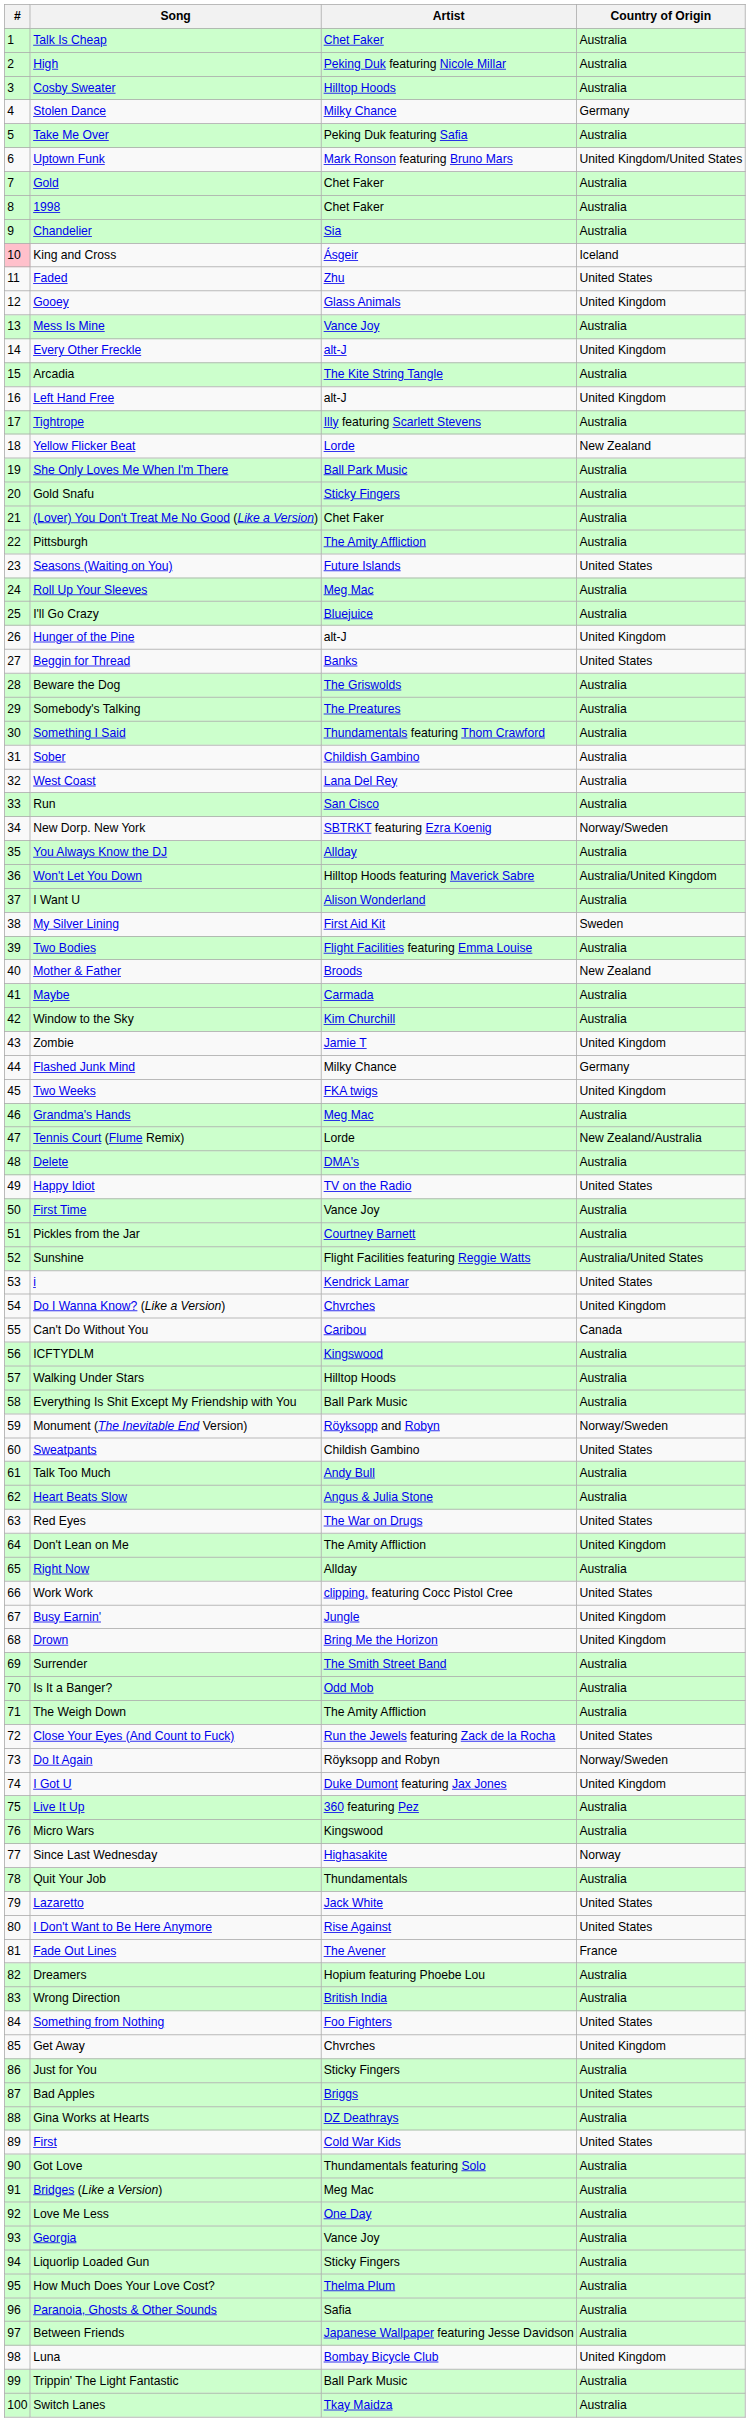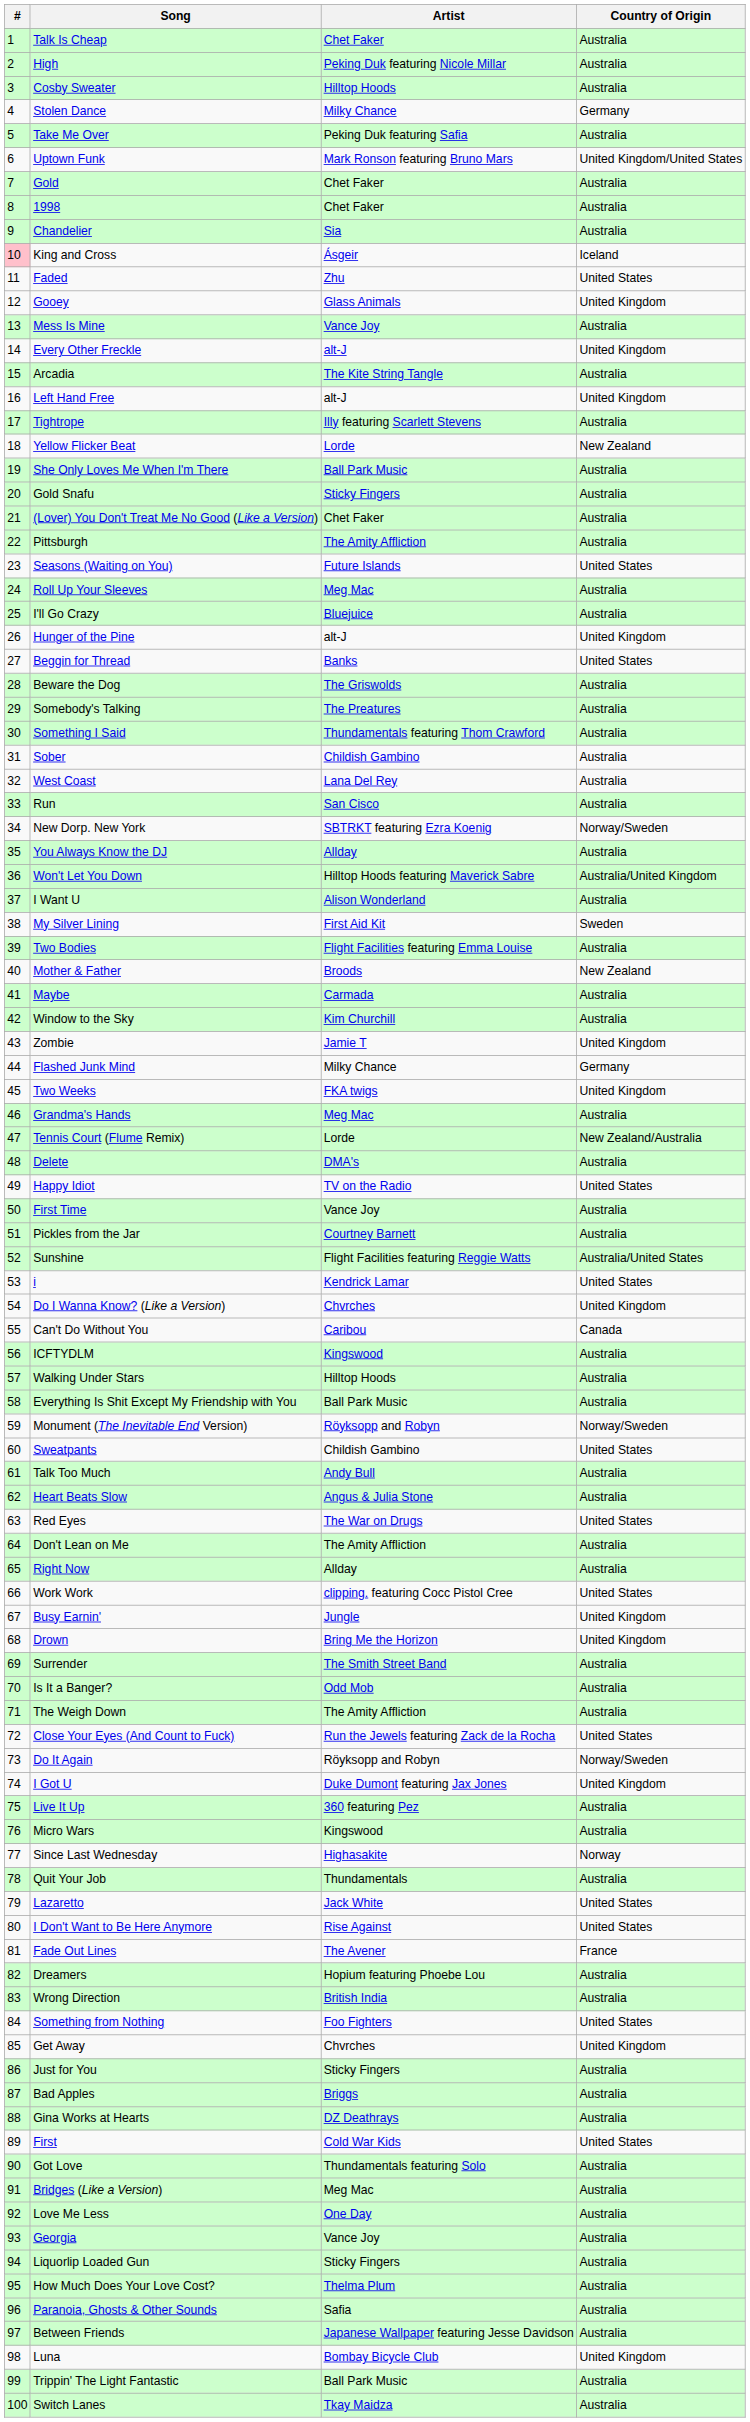(623, 1545) United Kingdom -> (603, 1545) Australia
(616, 2094) United States -> (603, 2094) Australia
